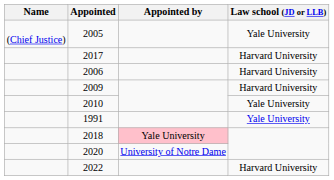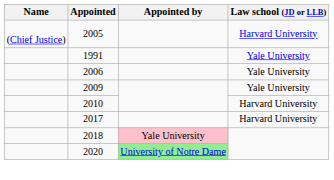(278, 34) Yale University -> (278, 34) Harvard University
rows swapped: (93, 119) <-> (93, 55)
(278, 71) Harvard University -> (278, 71) Yale University
(278, 87) Harvard University -> (278, 87) Yale University
(278, 103) Yale University -> (278, 103) Harvard University
(173, 151) no background -> (173, 151) lightgreen background
- row: (93, 167)
